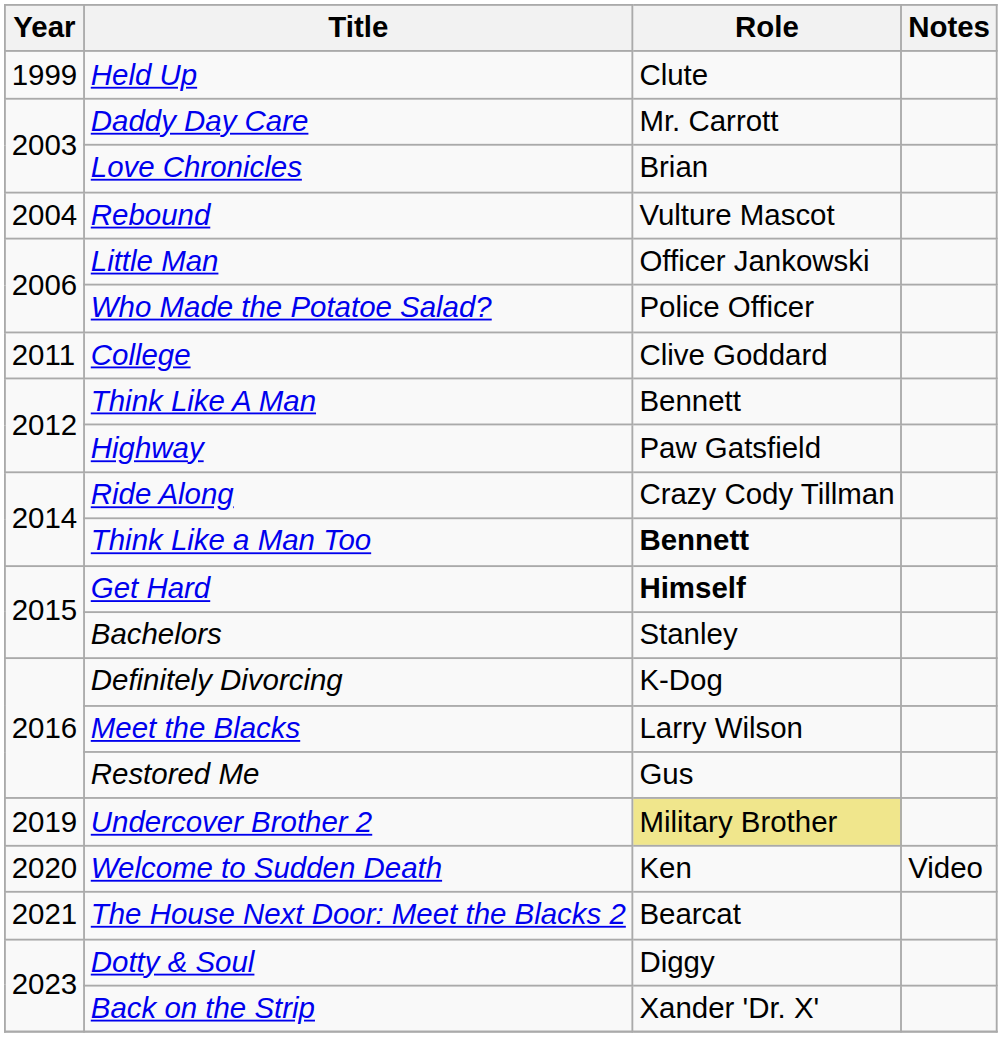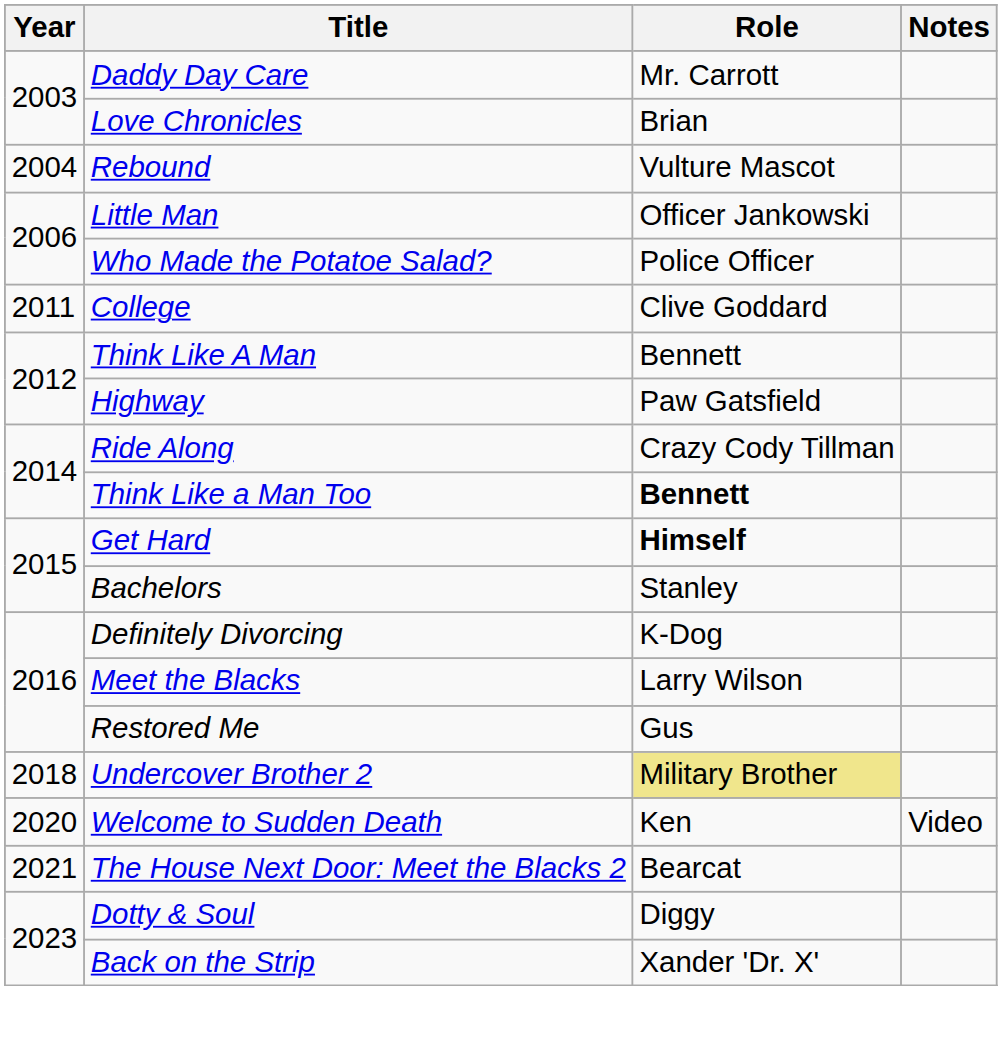- row: (144, 74)
(44, 821) 2019 -> (44, 774) 2018
